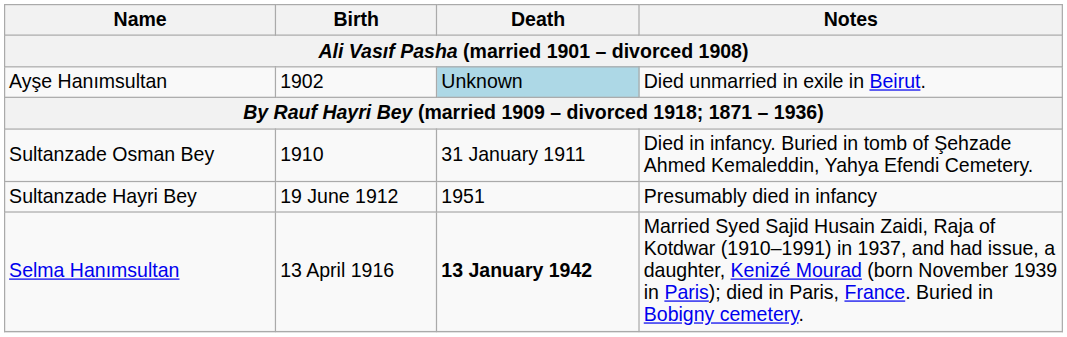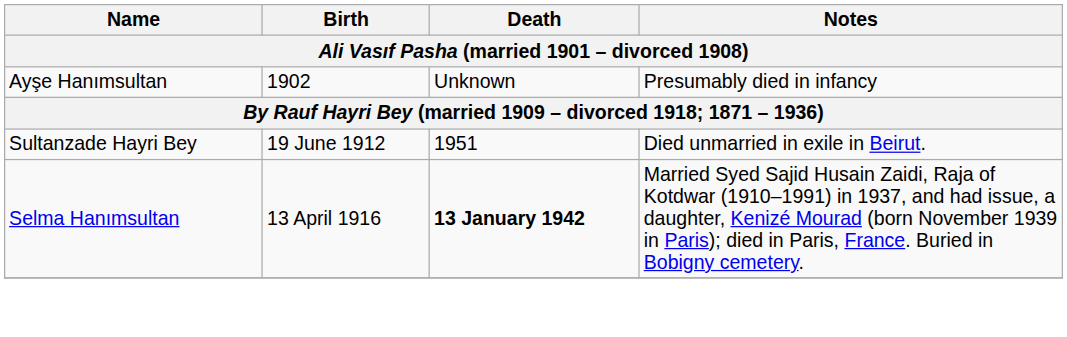(482, 81) lightblue background -> (475, 81) no background
(785, 81) Died unmarried in exile in Beirut. -> (760, 81) Presumably died in infancy
- row: (112, 154)
(760, 196) Presumably died in infancy -> (785, 143) Died unmarried in exile in Beirut.
